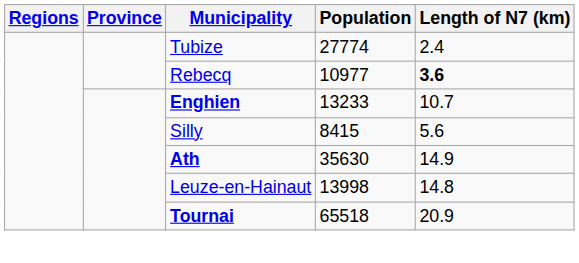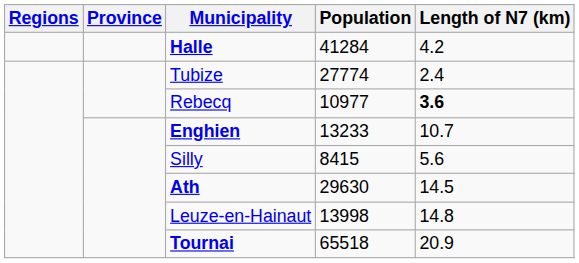+ row: (191, 46)
(344, 159) 35630 -> (344, 187) 29630
(437, 159) 14.9 -> (437, 187) 14.5
